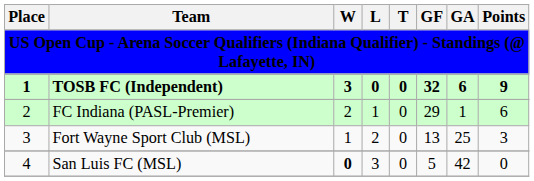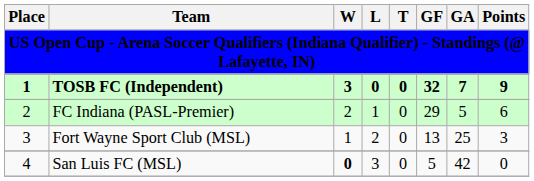(463, 86) 6 -> (463, 86) 7
(463, 112) 1 -> (463, 112) 5
